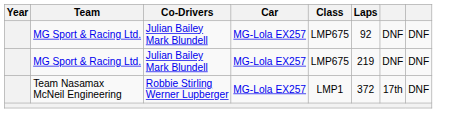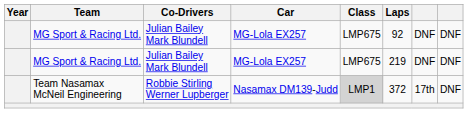(270, 90) MG-Lola EX257 -> (286, 90) Nasamax DM139-Judd
(330, 90) no background -> (362, 90) lightgrey background
